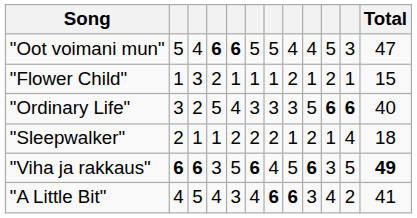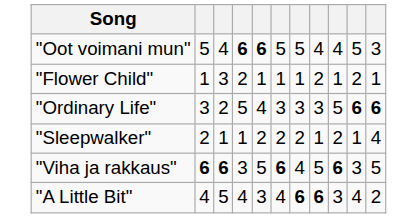- column: (385, 19)
